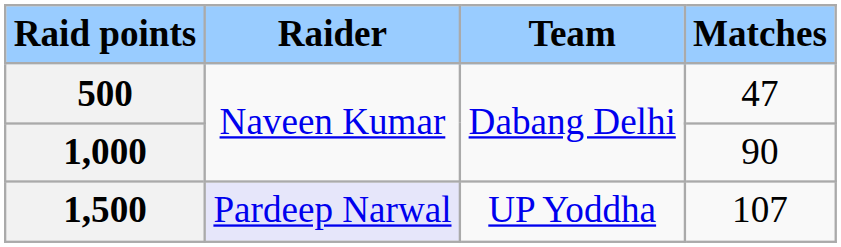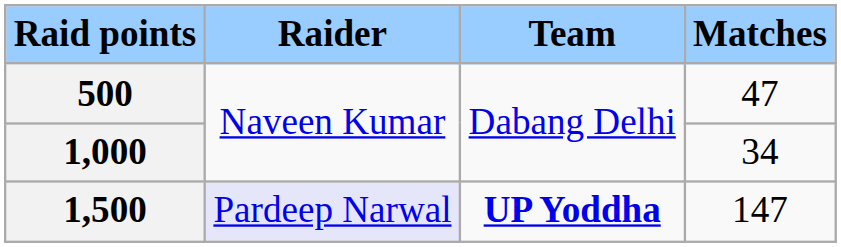(760, 151) 90 -> (760, 151) 34
(572, 210) normal -> (572, 210) bold
(760, 210) 107 -> (760, 210) 147
